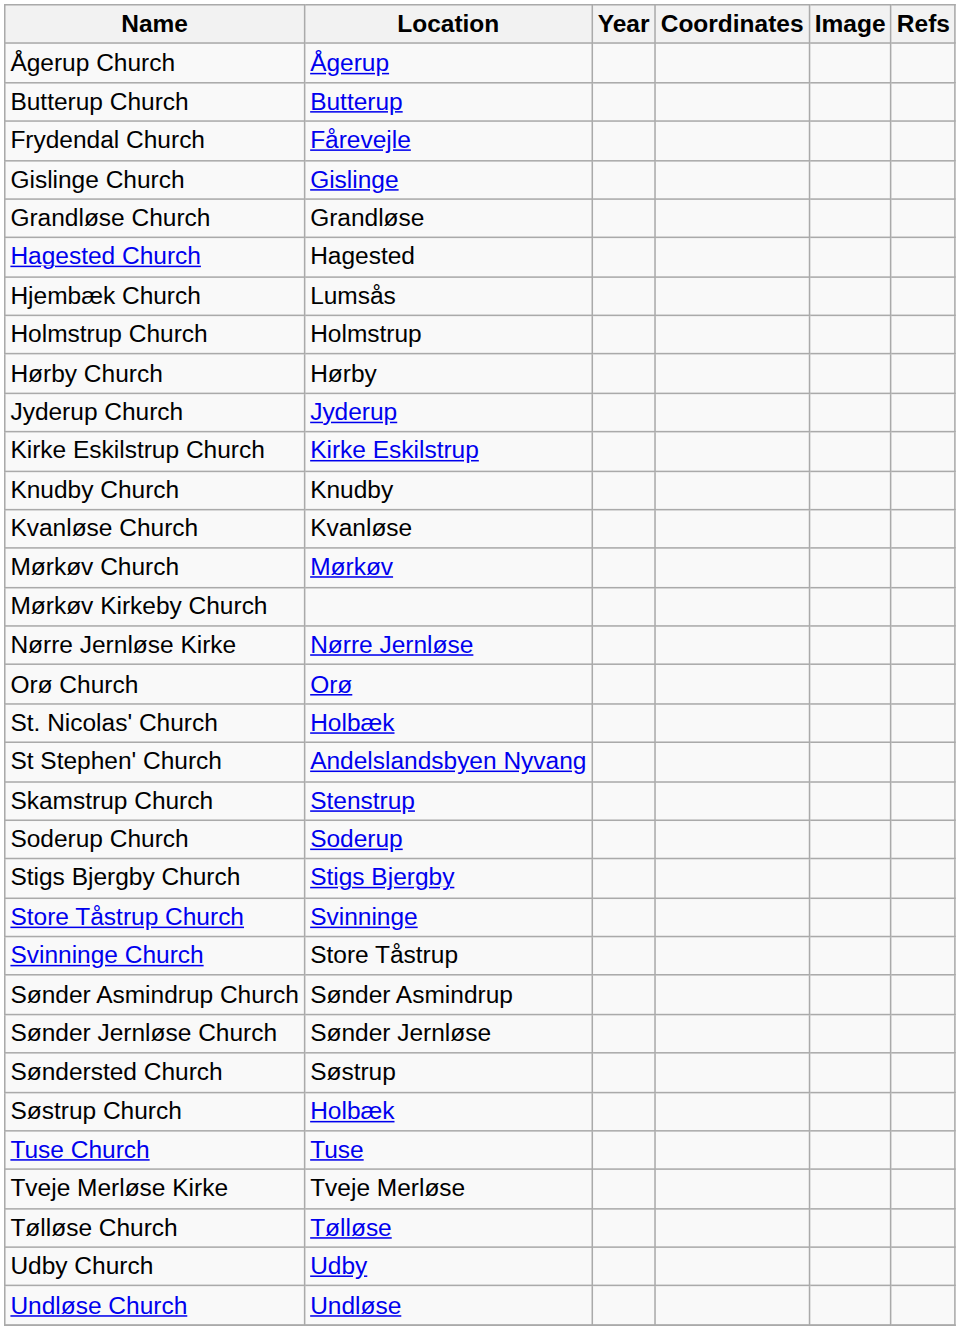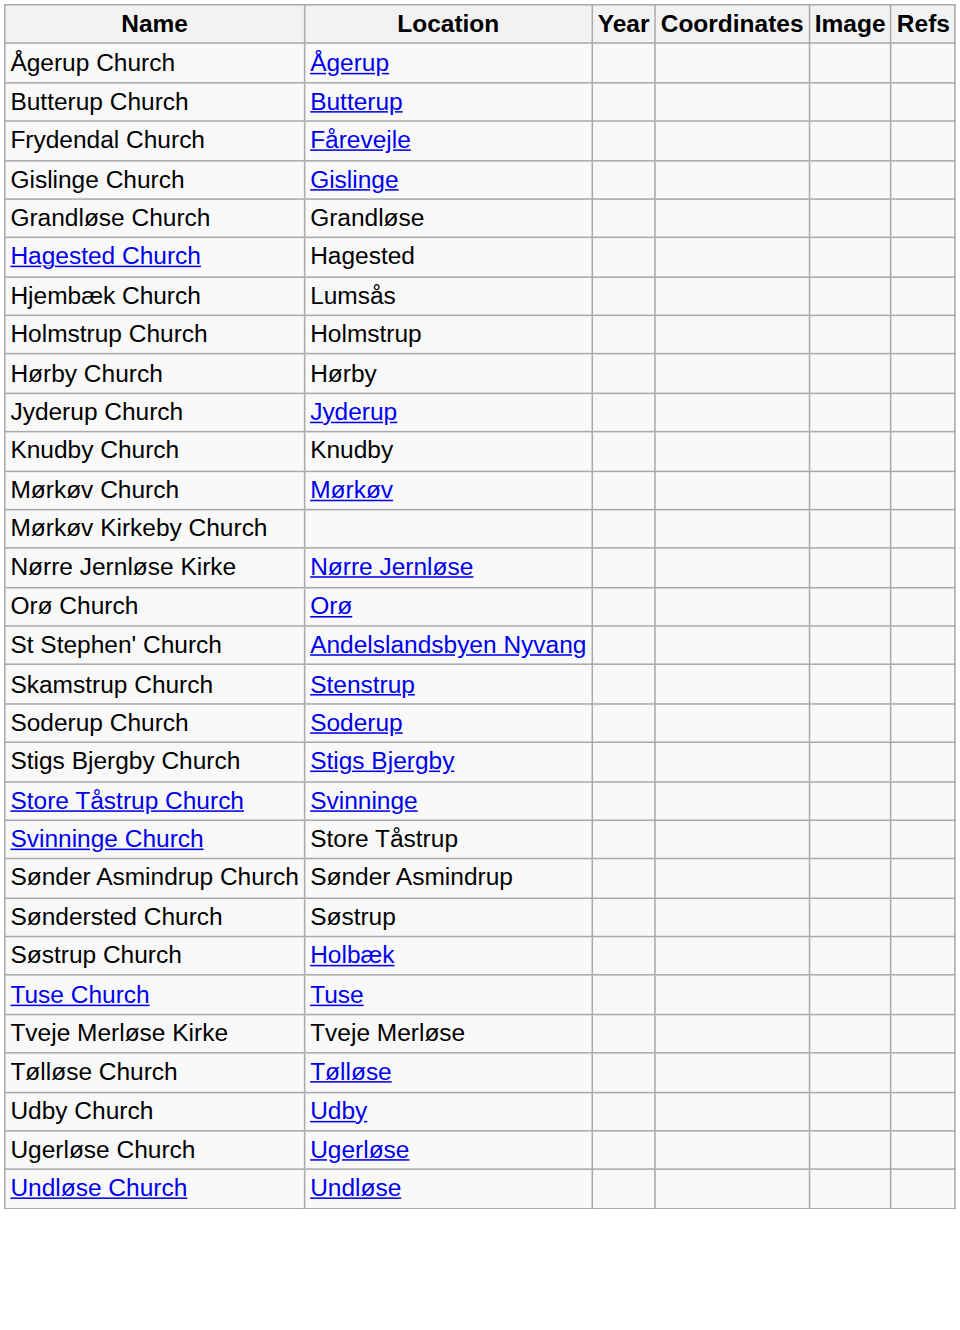- row: (138, 450)
- row: (104, 528)
- row: (114, 722)
- row: (144, 1033)
+ row: (103, 1149)
